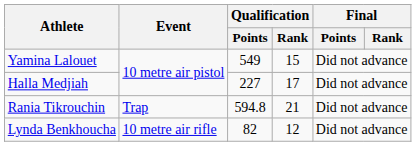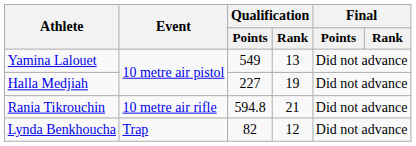(293, 61) 15 -> (293, 61) 13
(293, 84) 17 -> (293, 84) 19
(135, 107) Trap -> (170, 107) 10 metre air rifle
(170, 130) 10 metre air rifle -> (135, 130) Trap
